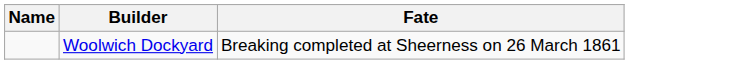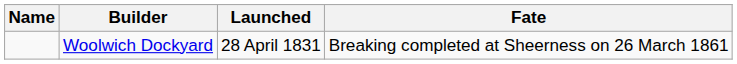+ column: (271, 18)
